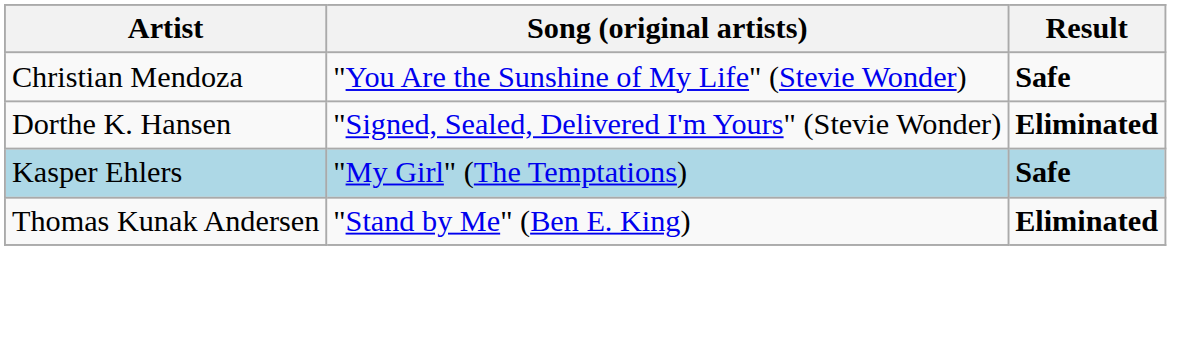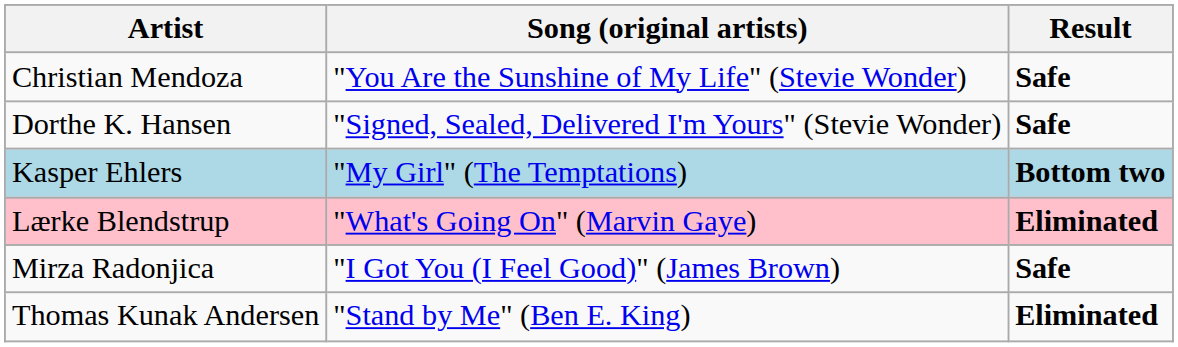(1087, 124) Eliminated -> (1043, 124) Safe
(1043, 172) Safe -> (1090, 172) Bottom two
+ row: (121, 220)
+ row: (113, 268)
